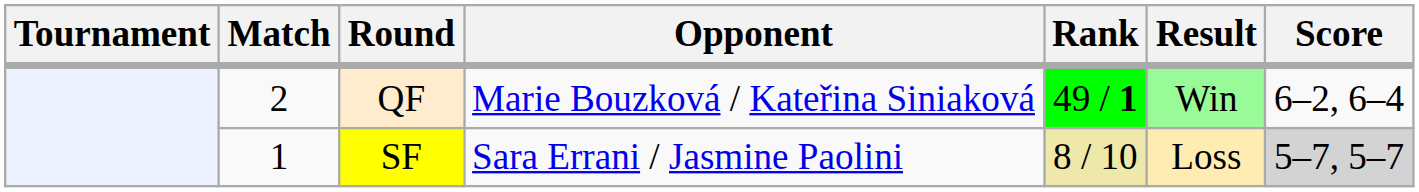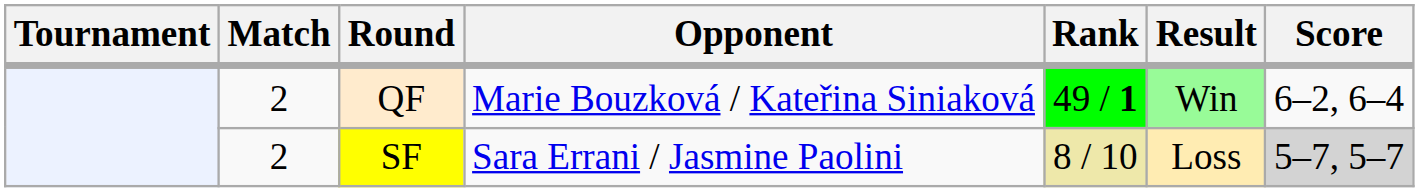(279, 156) 1 -> (279, 156) 2
